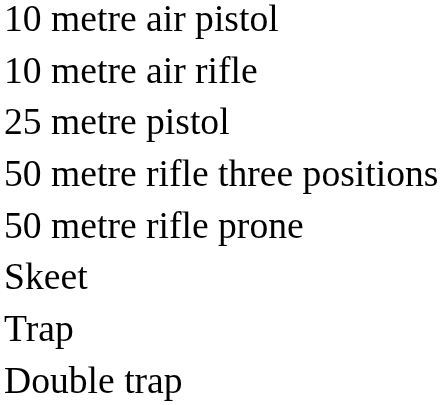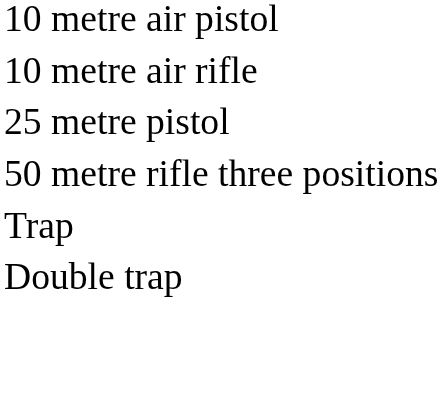- row: (154, 225)
- row: (46, 277)
